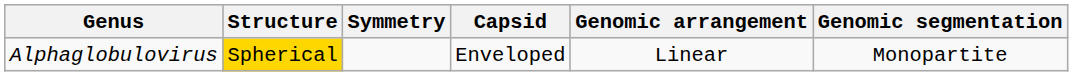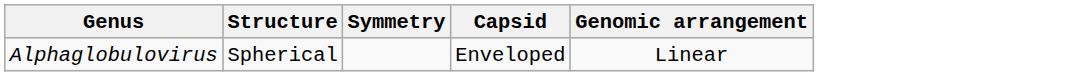- column: (940, 21)
(283, 55) gold background -> (283, 55) no background
